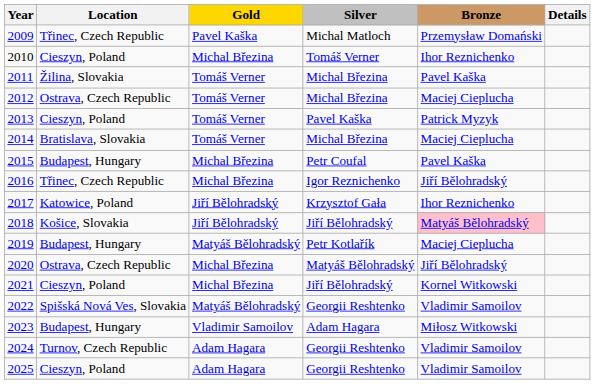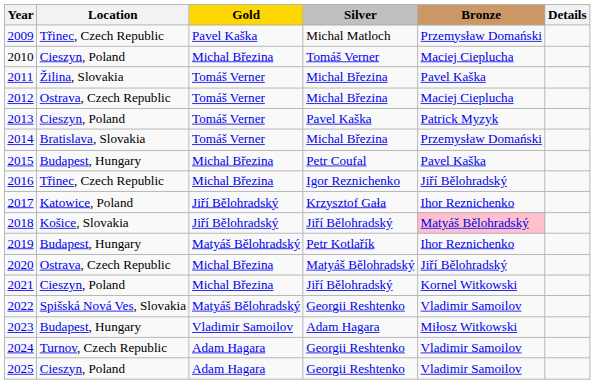(467, 56) Ihor Reznichenko -> (467, 56) Maciej Cieplucha
(467, 139) Maciej Cieplucha -> (481, 139) Przemysław Domański
(467, 243) Maciej Cieplucha -> (467, 243) Ihor Reznichenko
